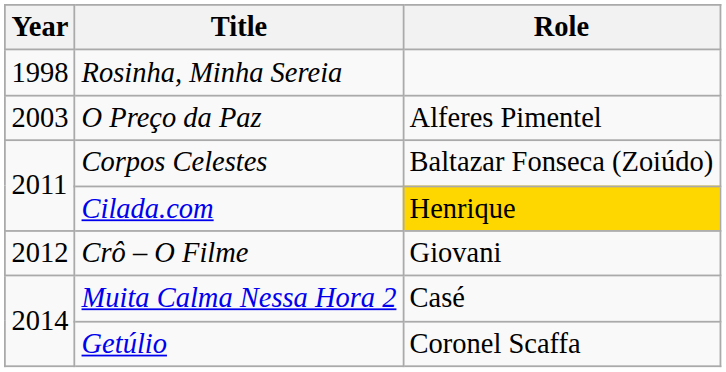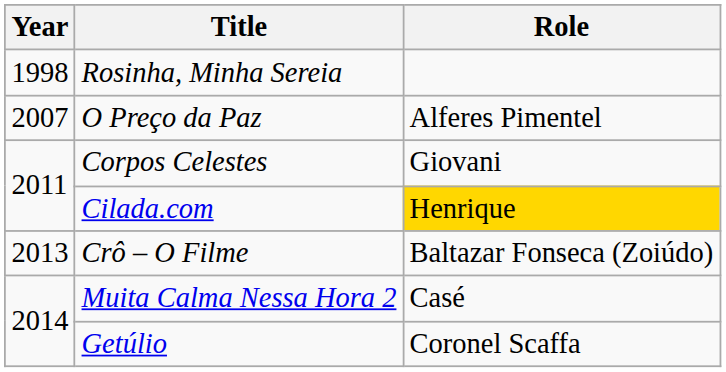(40, 117) 2003 -> (40, 117) 2007
(561, 162) Baltazar Fonseca (Zoiúdo) -> (455, 162) Giovani
(40, 252) 2012 -> (40, 252) 2013
(455, 252) Giovani -> (561, 252) Baltazar Fonseca (Zoiúdo)
